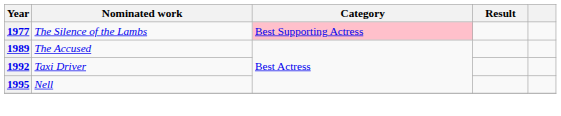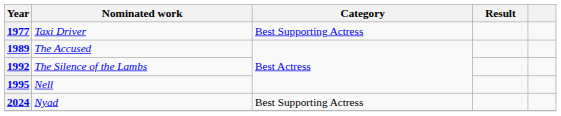(91, 31) The Silence of the Lambs -> (60, 31) Taxi Driver
(309, 31) pink background -> (309, 31) no background
(60, 66) Taxi Driver -> (91, 66) The Silence of the Lambs
+ row: (18, 102)
